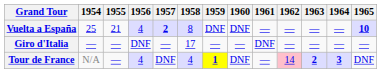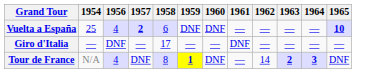- column: (116, 12)
(190, 28) 8 -> (165, 28) 6
(190, 60) 4 -> (165, 60) 8
(290, 60) pink background -> (265, 60) no background
